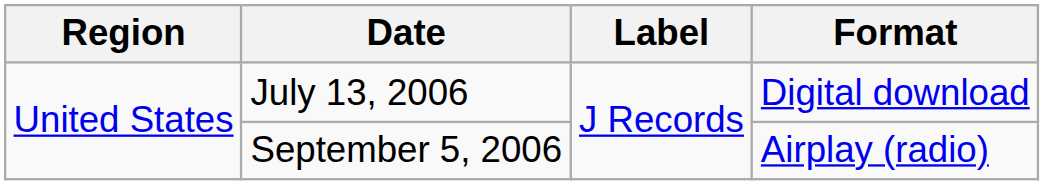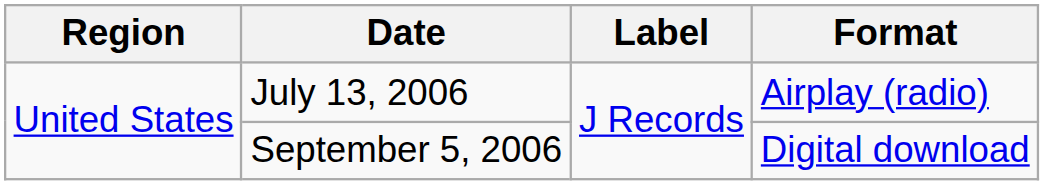(895, 91) Digital download -> (875, 91) Airplay (radio)
(875, 149) Airplay (radio) -> (895, 149) Digital download
